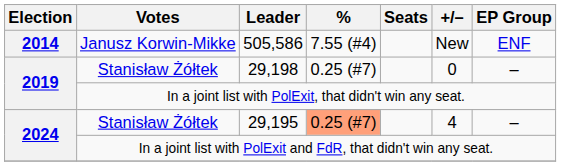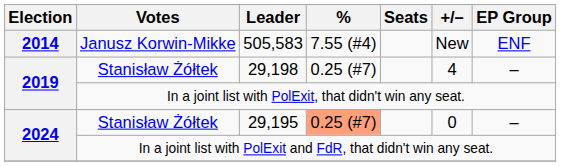(273, 43) 505,586 -> (273, 43) 505,583
(452, 69) 0 -> (452, 69) 4
(452, 122) 4 -> (452, 122) 0
